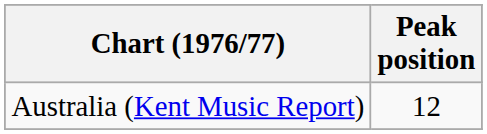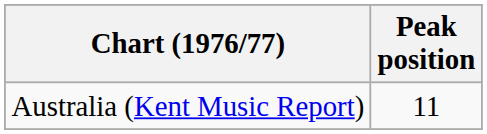(426, 105) 12 -> (426, 105) 11
